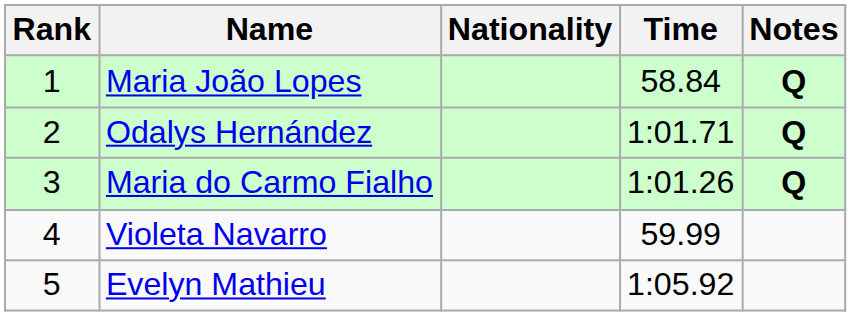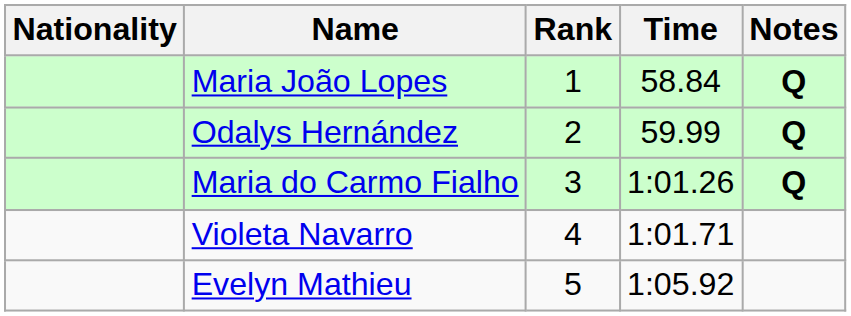columns swapped: (52, 30) <-> (530, 30)
(681, 132) 1:01.71 -> (681, 132) 59.99
(681, 234) 59.99 -> (681, 234) 1:01.71
